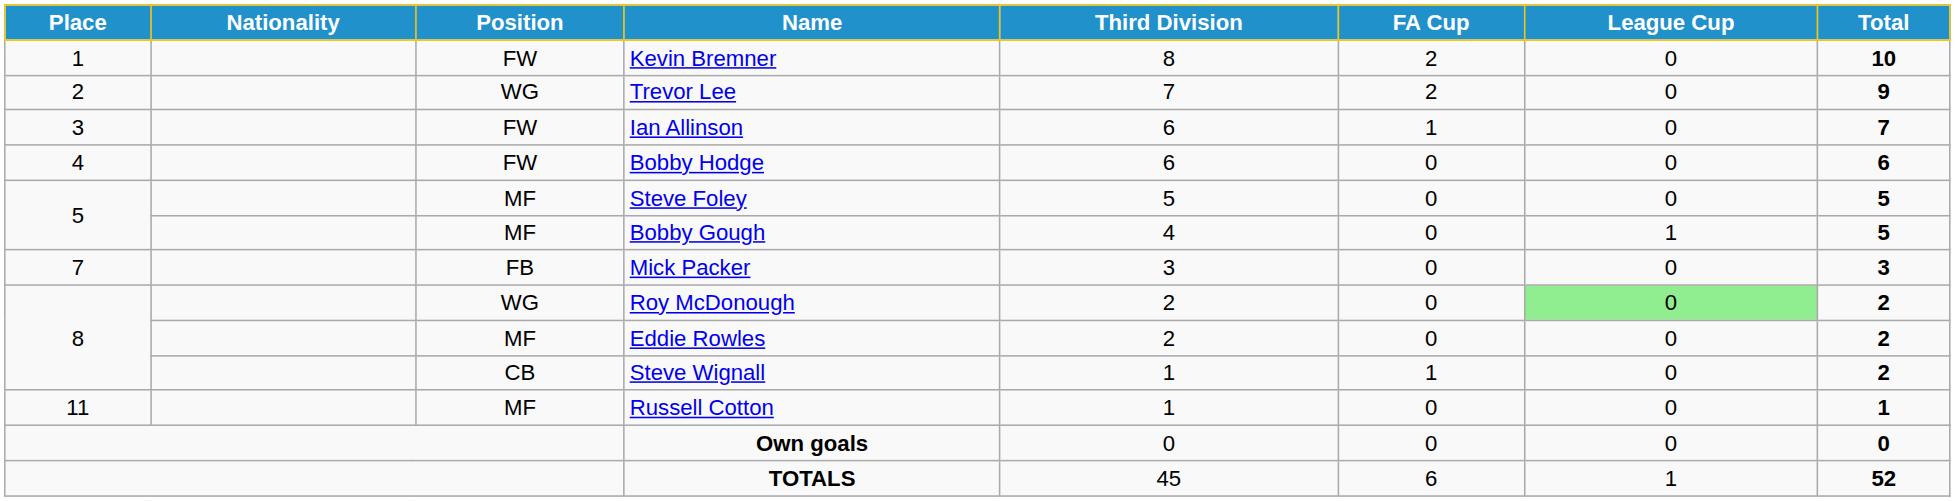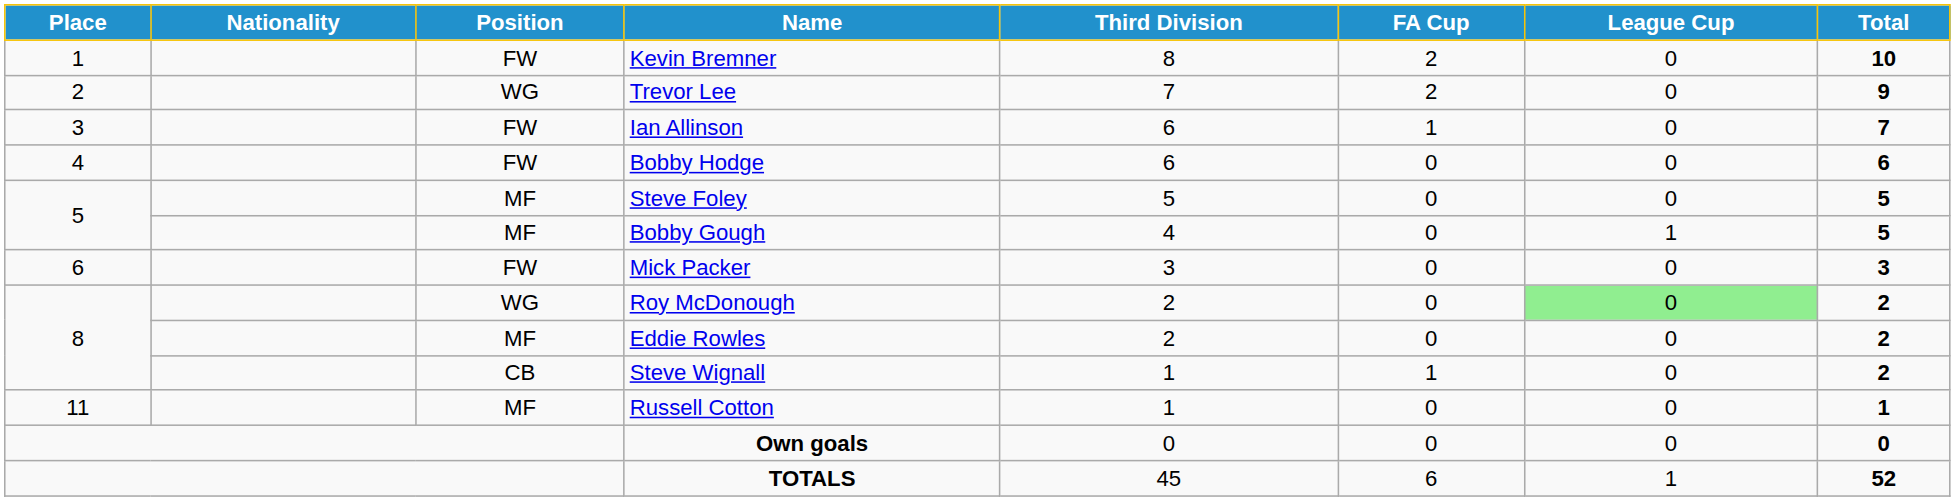(78, 268) 7 -> (78, 268) 6
(520, 268) FB -> (520, 268) FW
